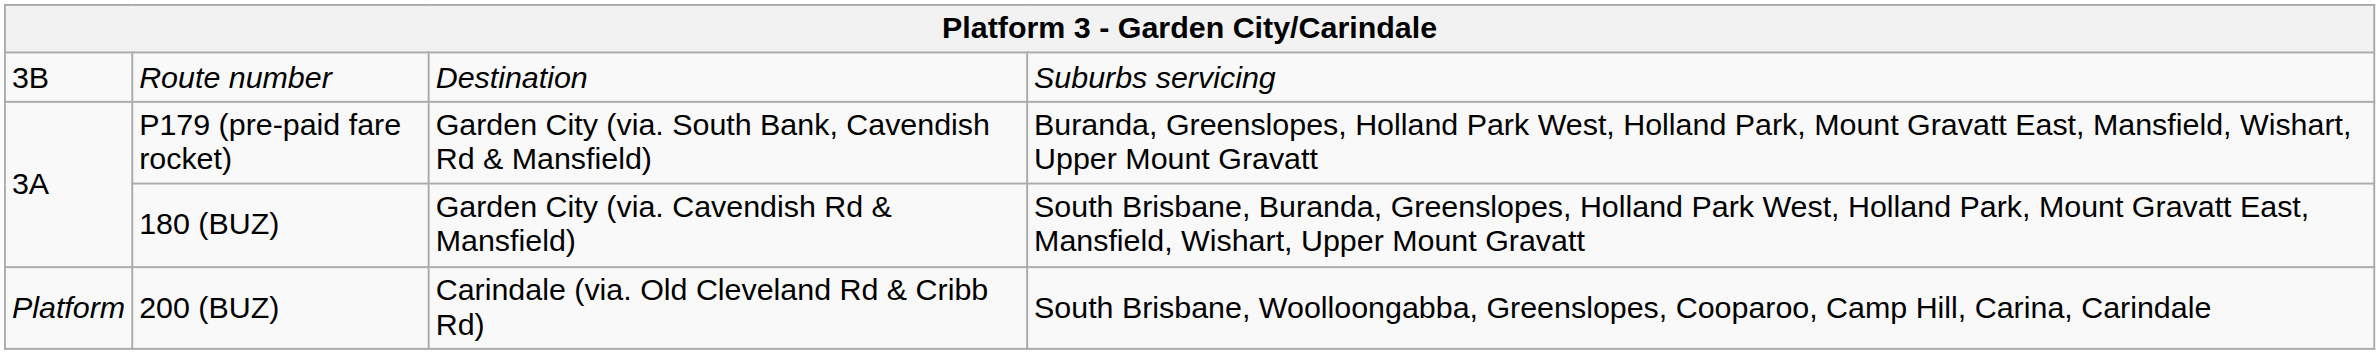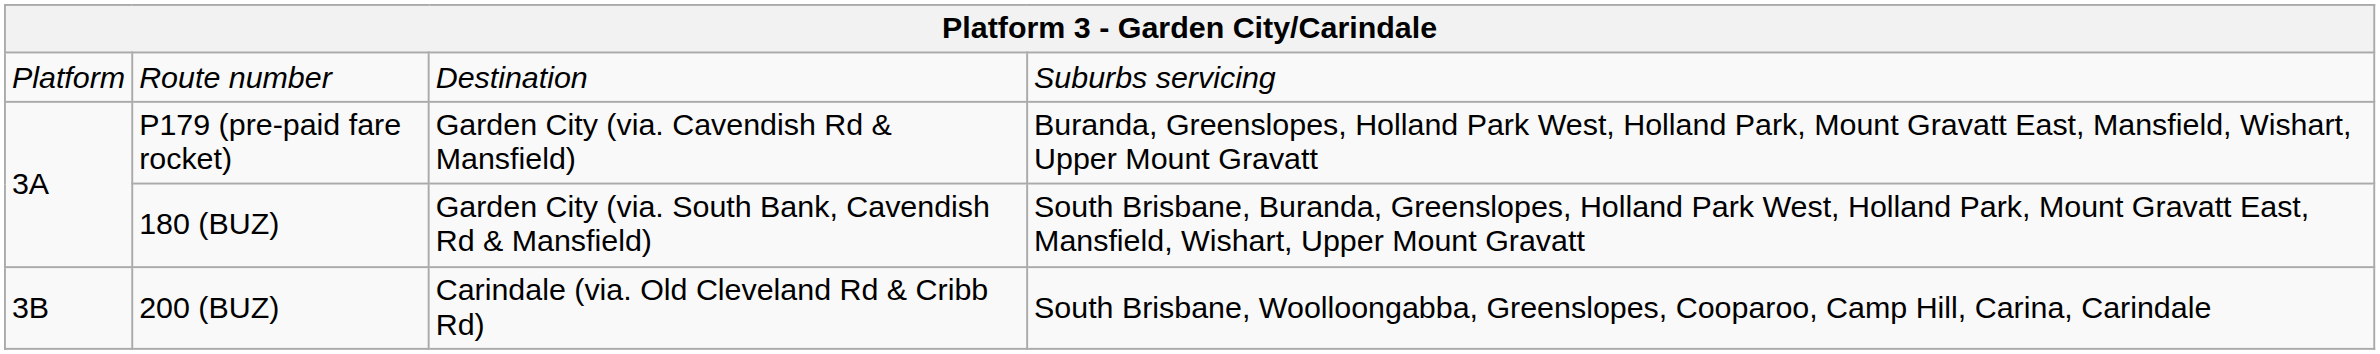(31, 76) 3B -> (69, 76) Platform
(713, 142) Garden City (via. South Bank, Cavendish Rd & Mansfield) -> (664, 142) Garden City (via. Cavendish Rd & Mansfield)
(664, 224) Garden City (via. Cavendish Rd & Mansfield) -> (713, 224) Garden City (via. South Bank, Cavendish Rd & Mansfield)
(69, 306) Platform -> (31, 306) 3B
